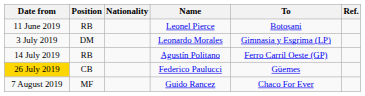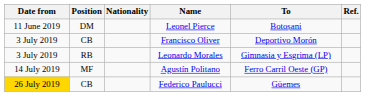(87, 26) RB -> (87, 26) DM
+ row: (190, 41)
(87, 41) DM -> (87, 55) RB
(87, 55) RB -> (87, 70) MF
- row: (190, 84)
